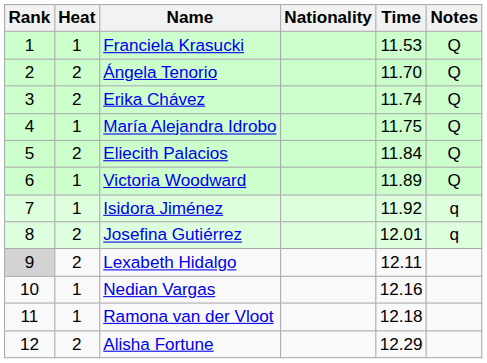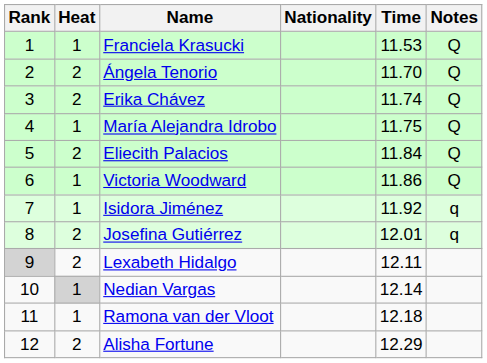(401, 180) 11.89 -> (401, 180) 11.86
(77, 289) no background -> (77, 289) lightgrey background
(401, 289) 12.16 -> (401, 289) 12.14
